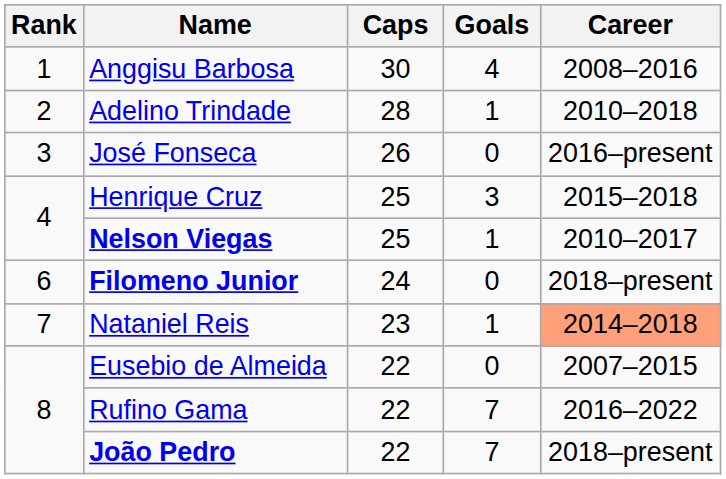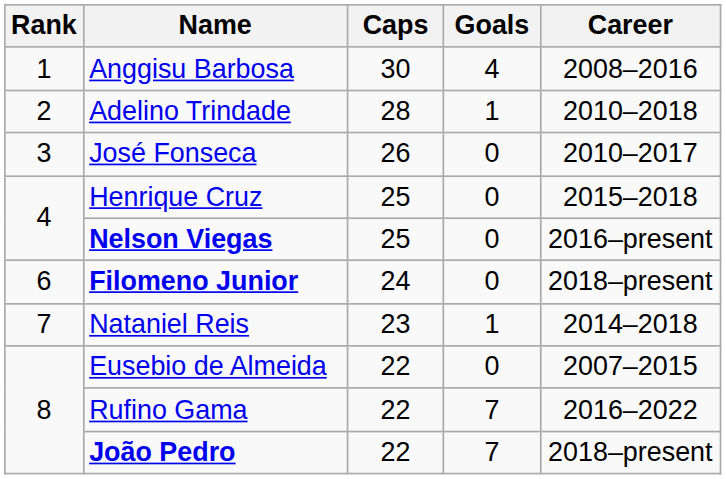(630, 153) 2016–present -> (630, 153) 2010–2017
(492, 196) 3 -> (492, 196) 0
(492, 238) 1 -> (492, 238) 0
(630, 238) 2010–2017 -> (630, 238) 2016–present
(630, 324) lightsalmon background -> (630, 324) no background
